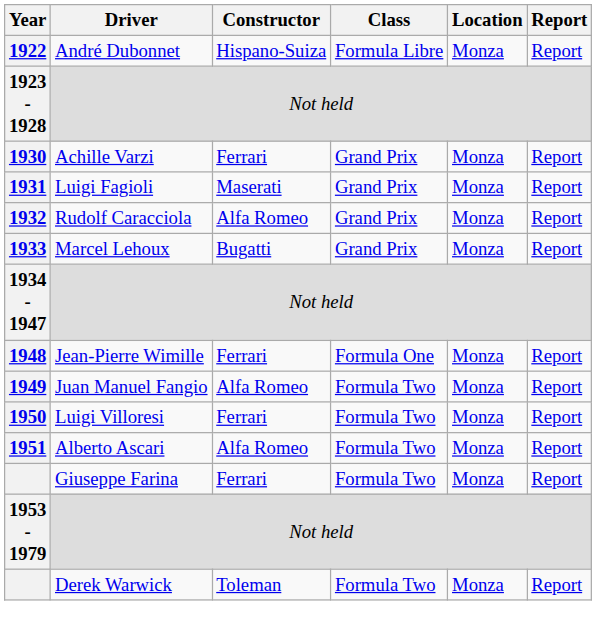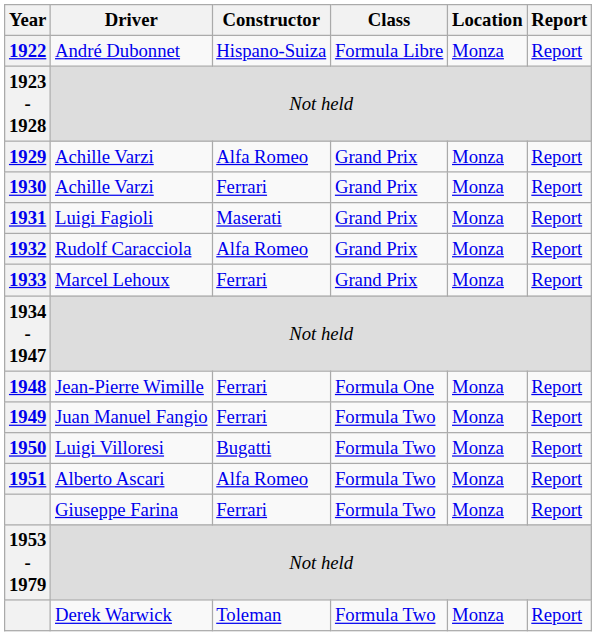+ row: (28, 156)
(244, 249) Bugatti -> (242, 280) Ferrari
(262, 386) Alfa Romeo -> (242, 416) Ferrari
(242, 416) Ferrari -> (244, 447) Bugatti
